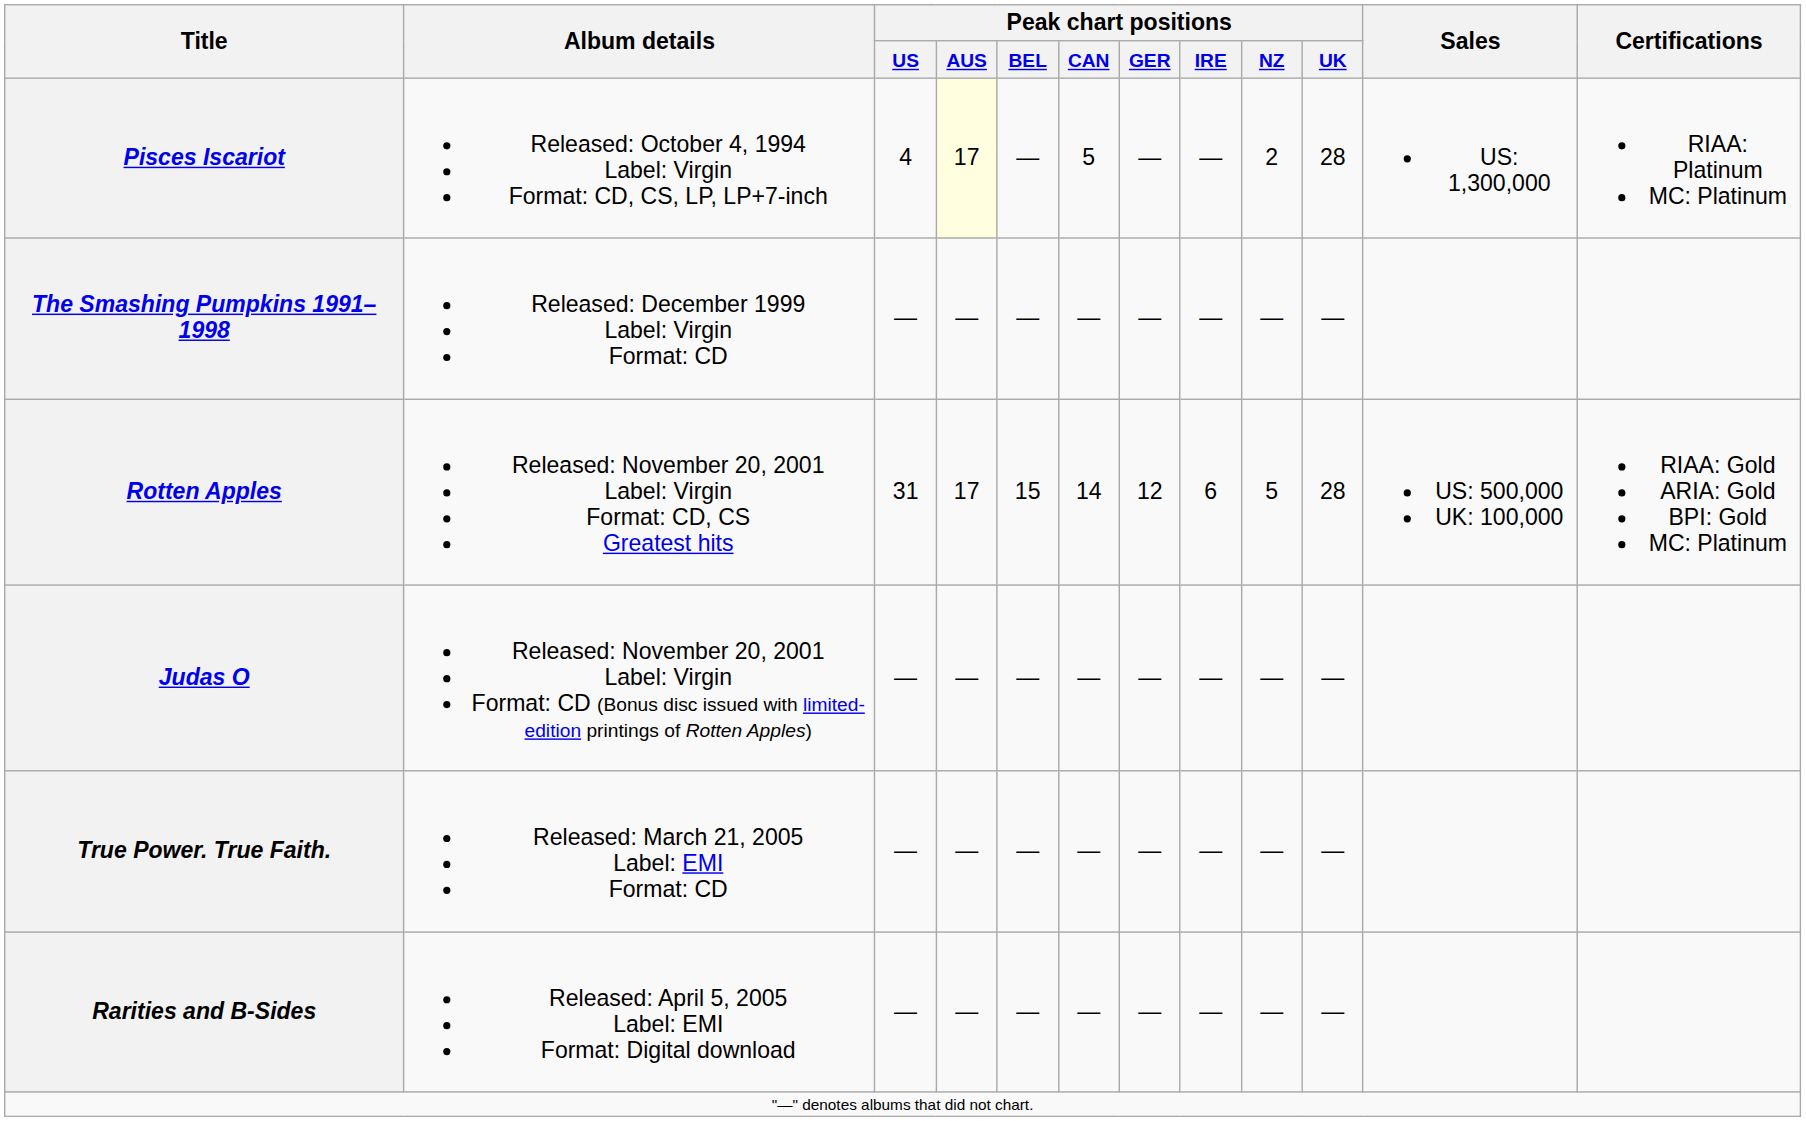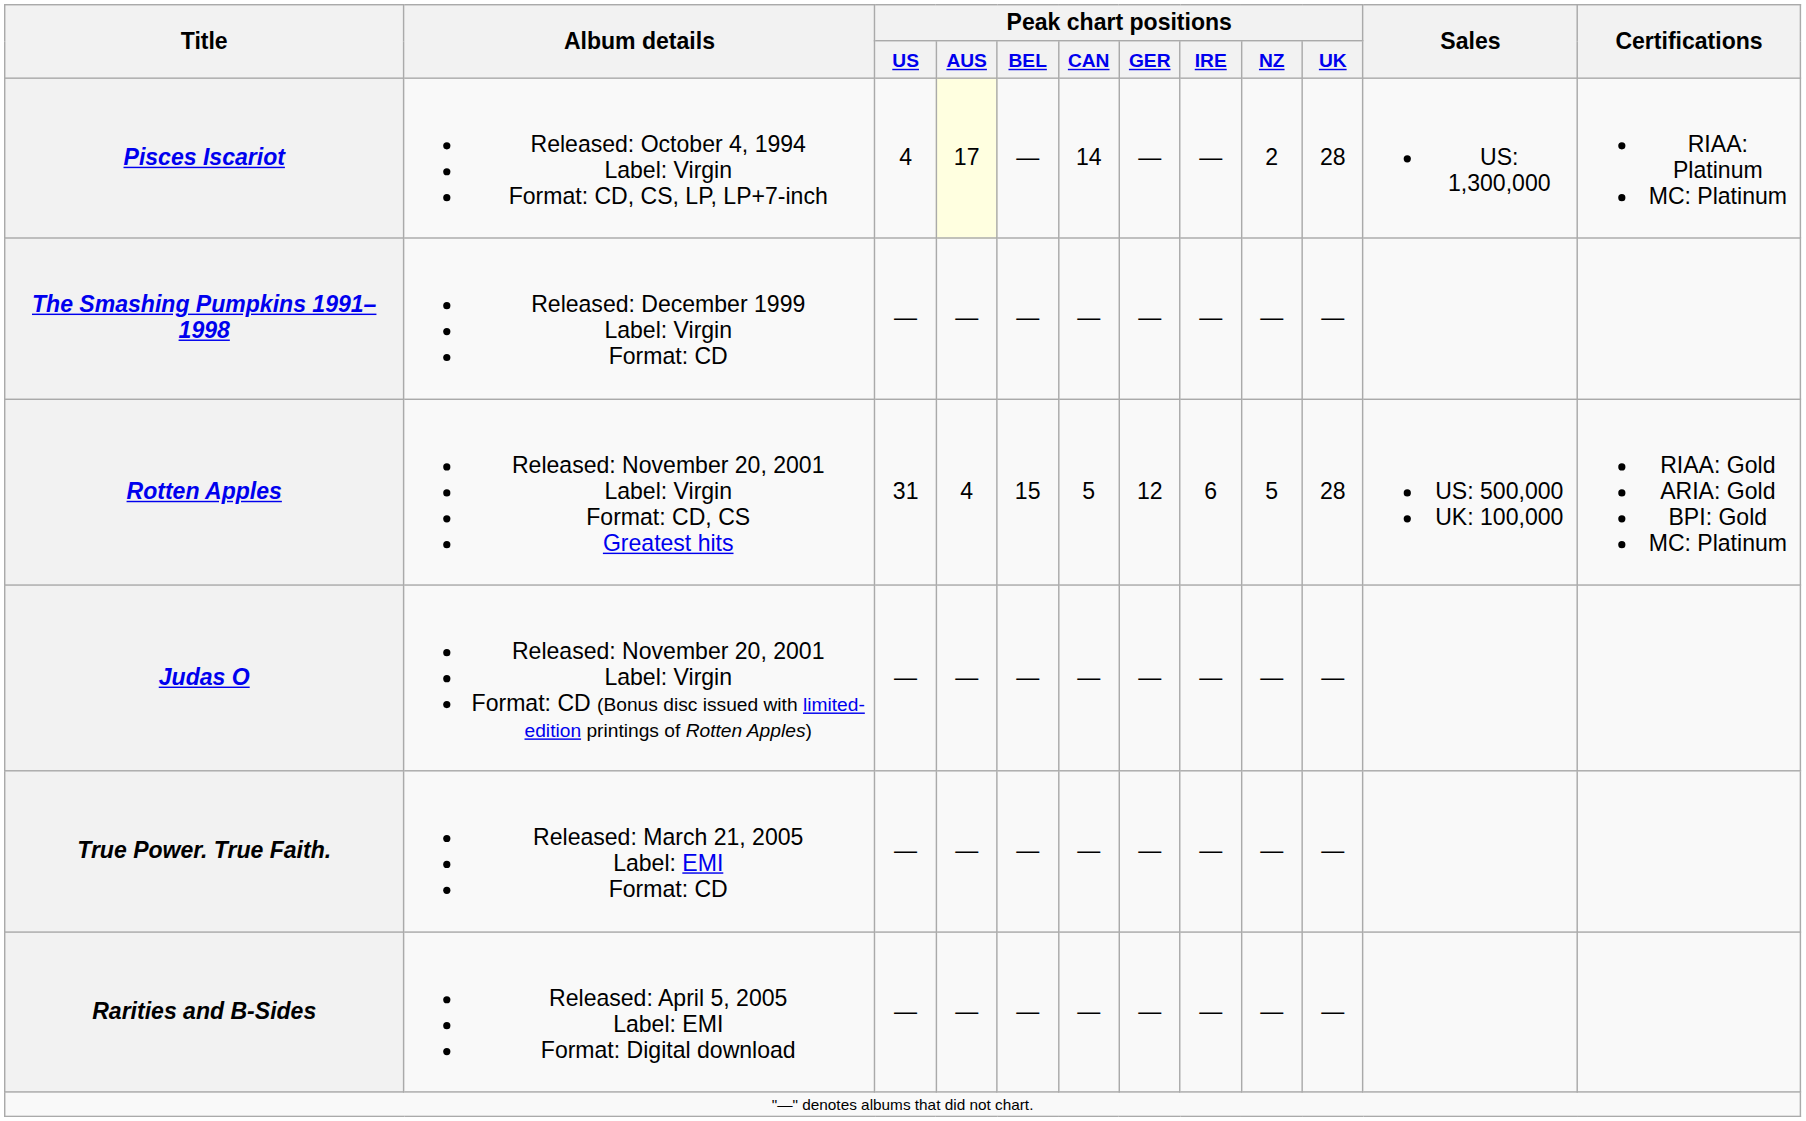(1089, 157) 5 -> (1089, 157) 14
(967, 491) 17 -> (967, 491) 4
(1089, 491) 14 -> (1089, 491) 5
